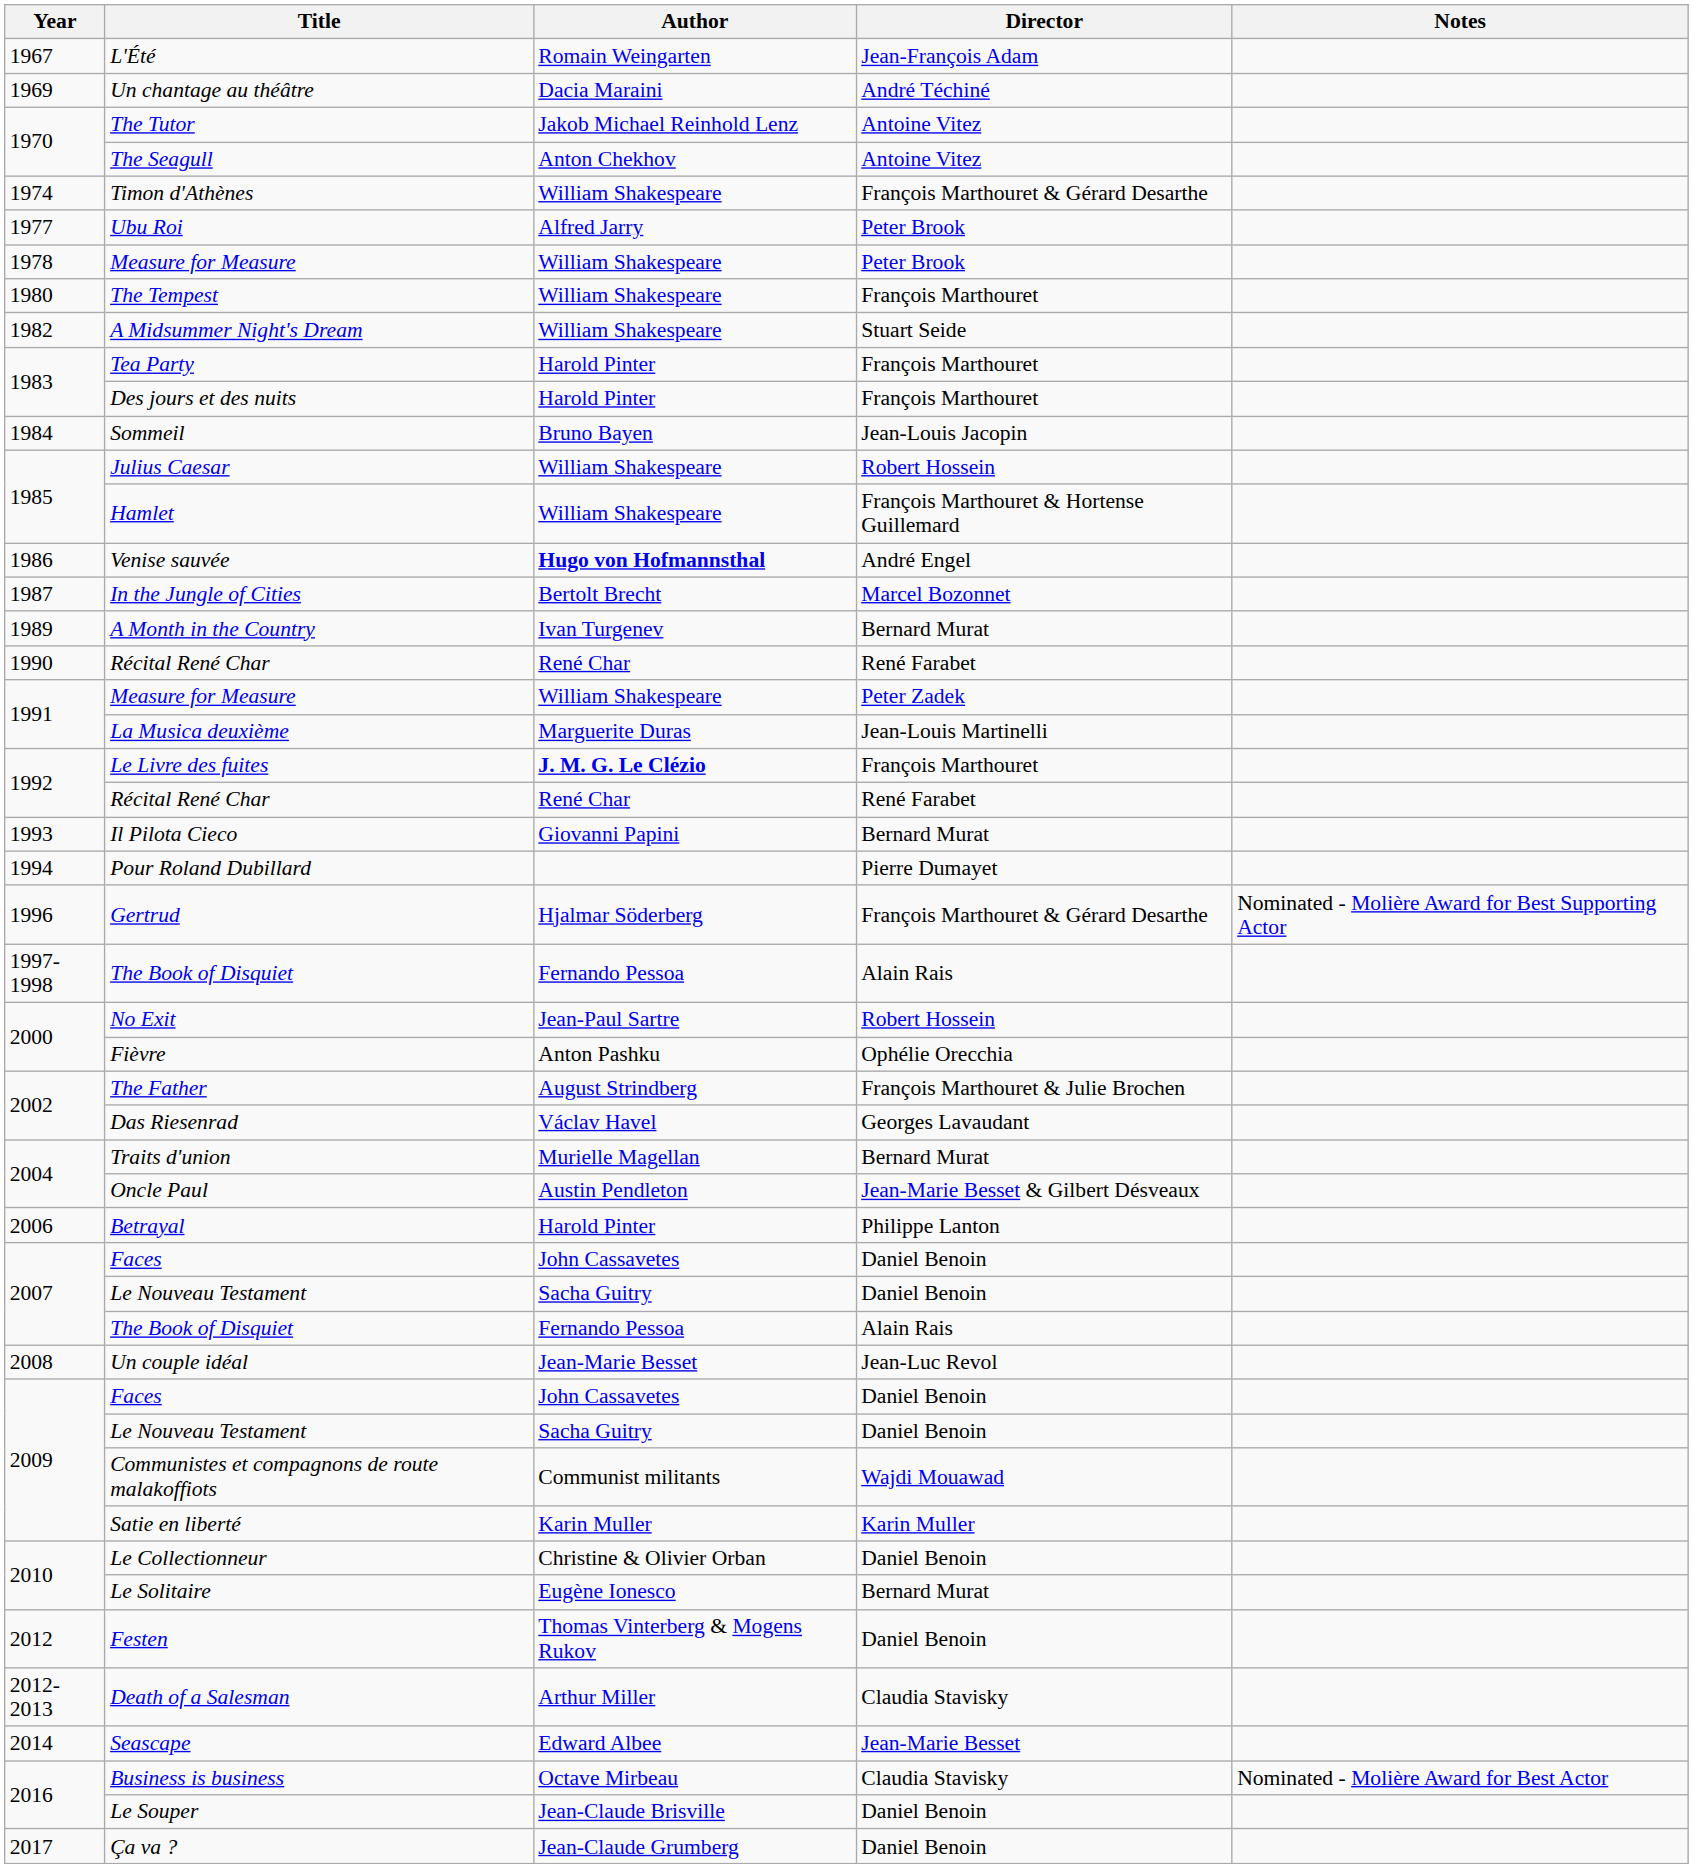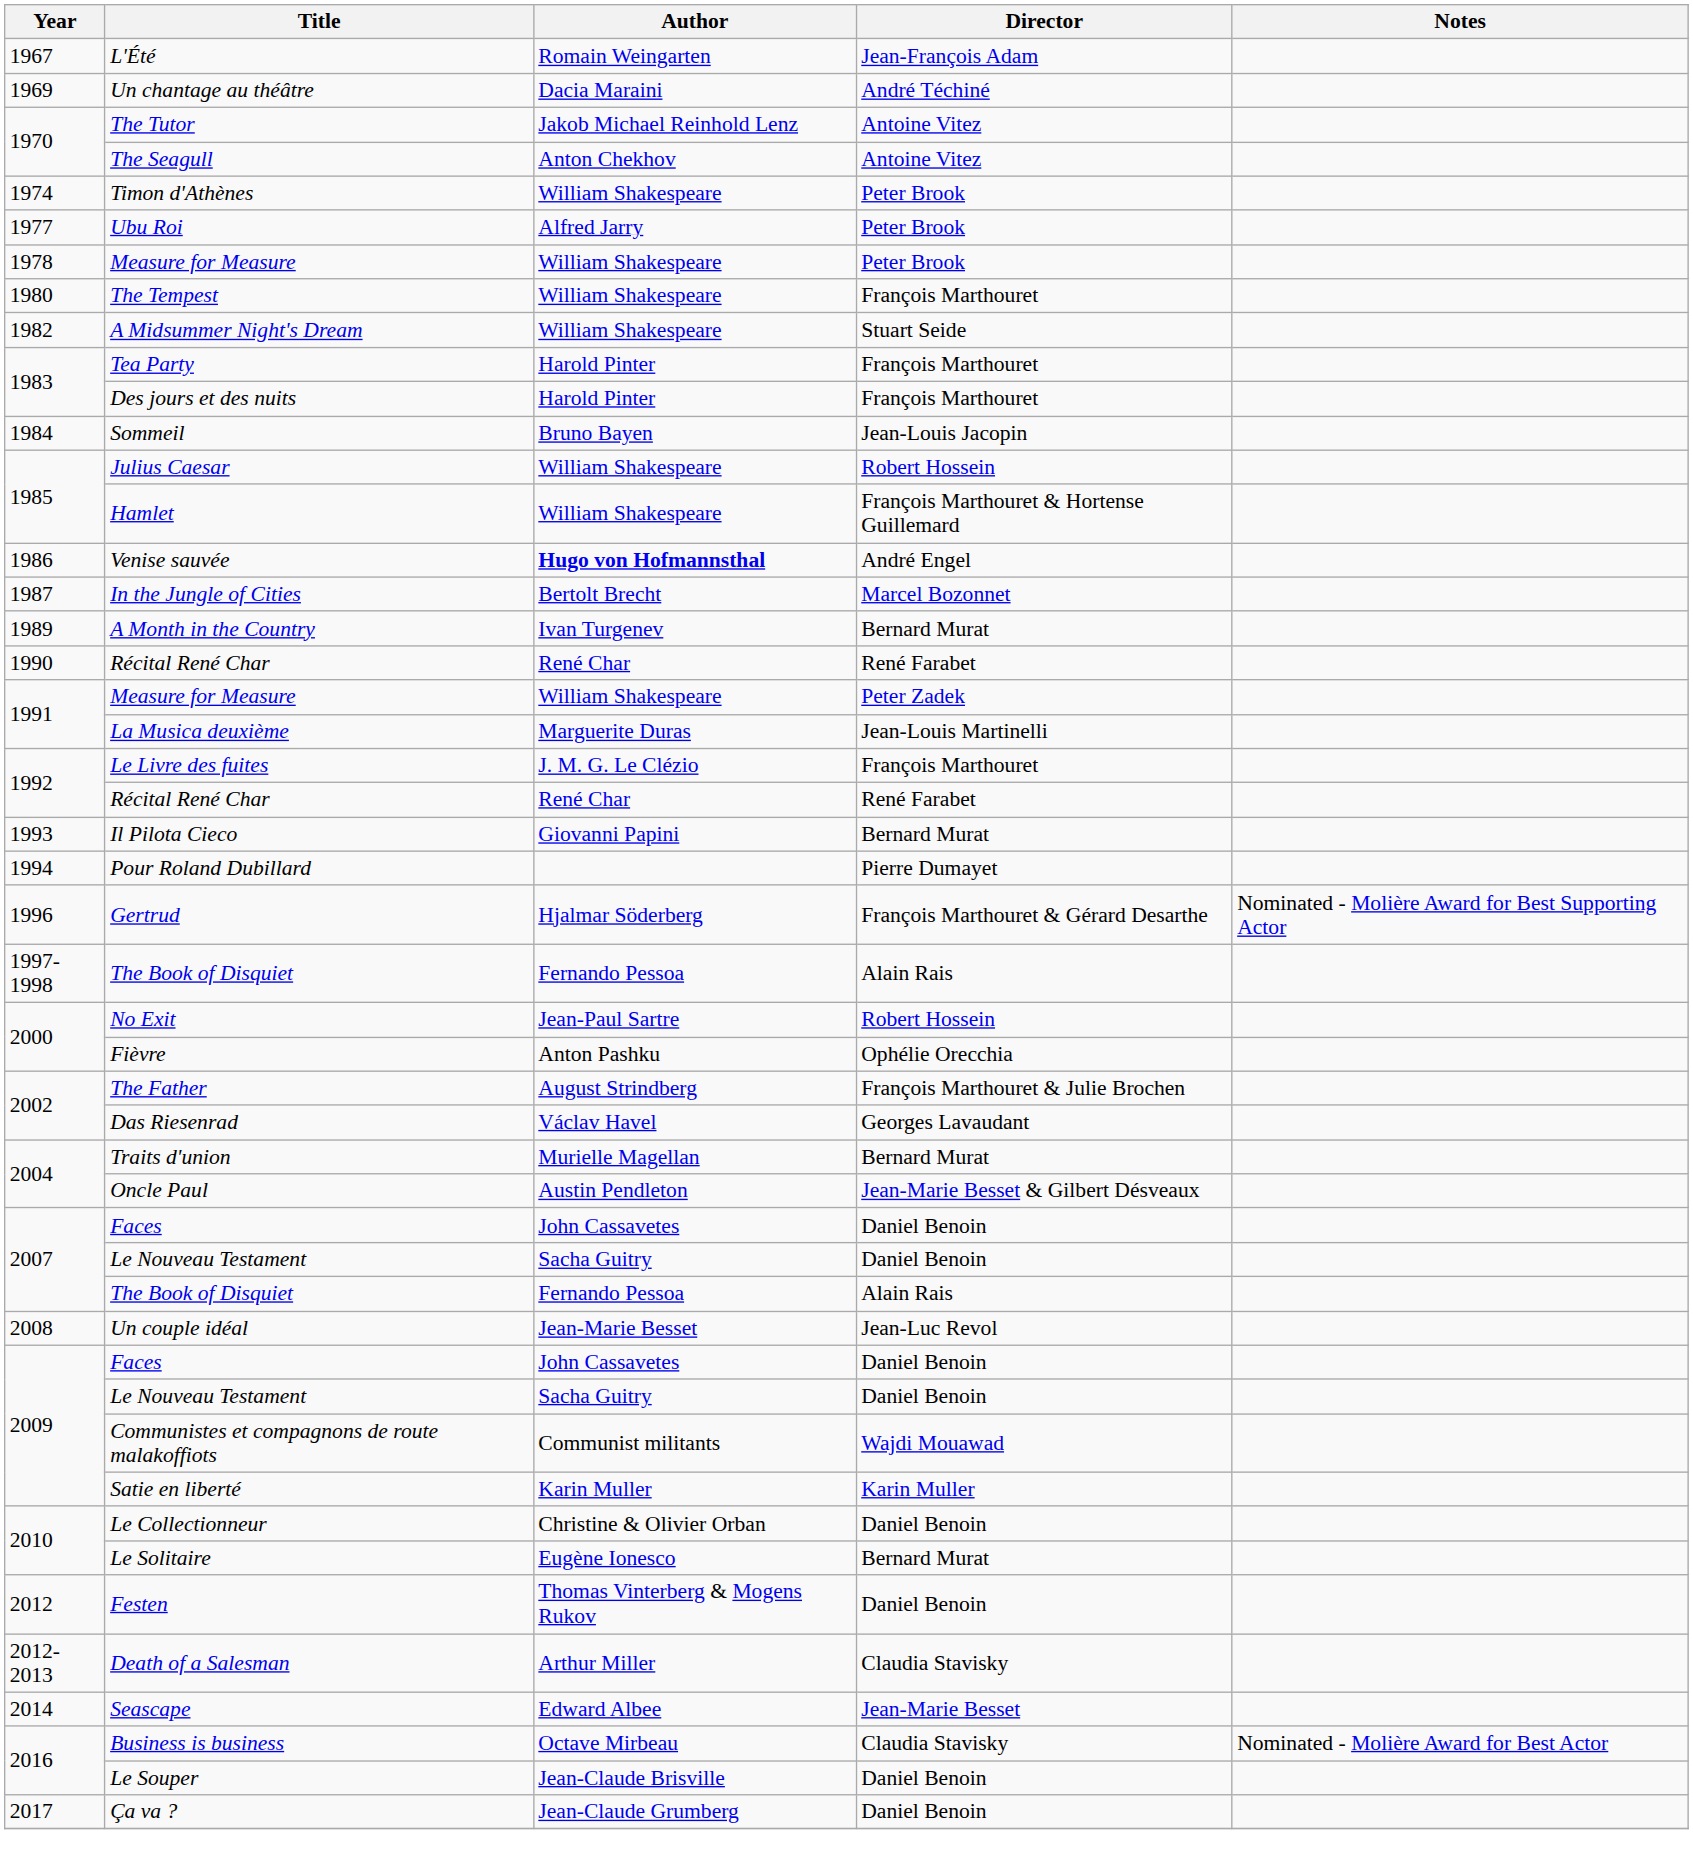(1035, 192) François Marthouret & Gérard Desarthe -> (913, 192) Peter Brook
(622, 765) bold -> (618, 765) normal
- row: (31, 1224)
